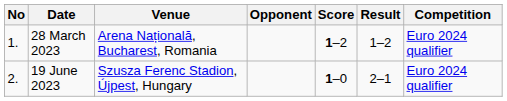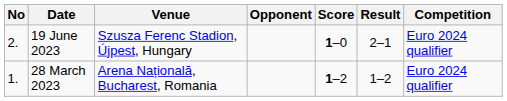rows swapped: (58, 43) <-> (54, 78)
